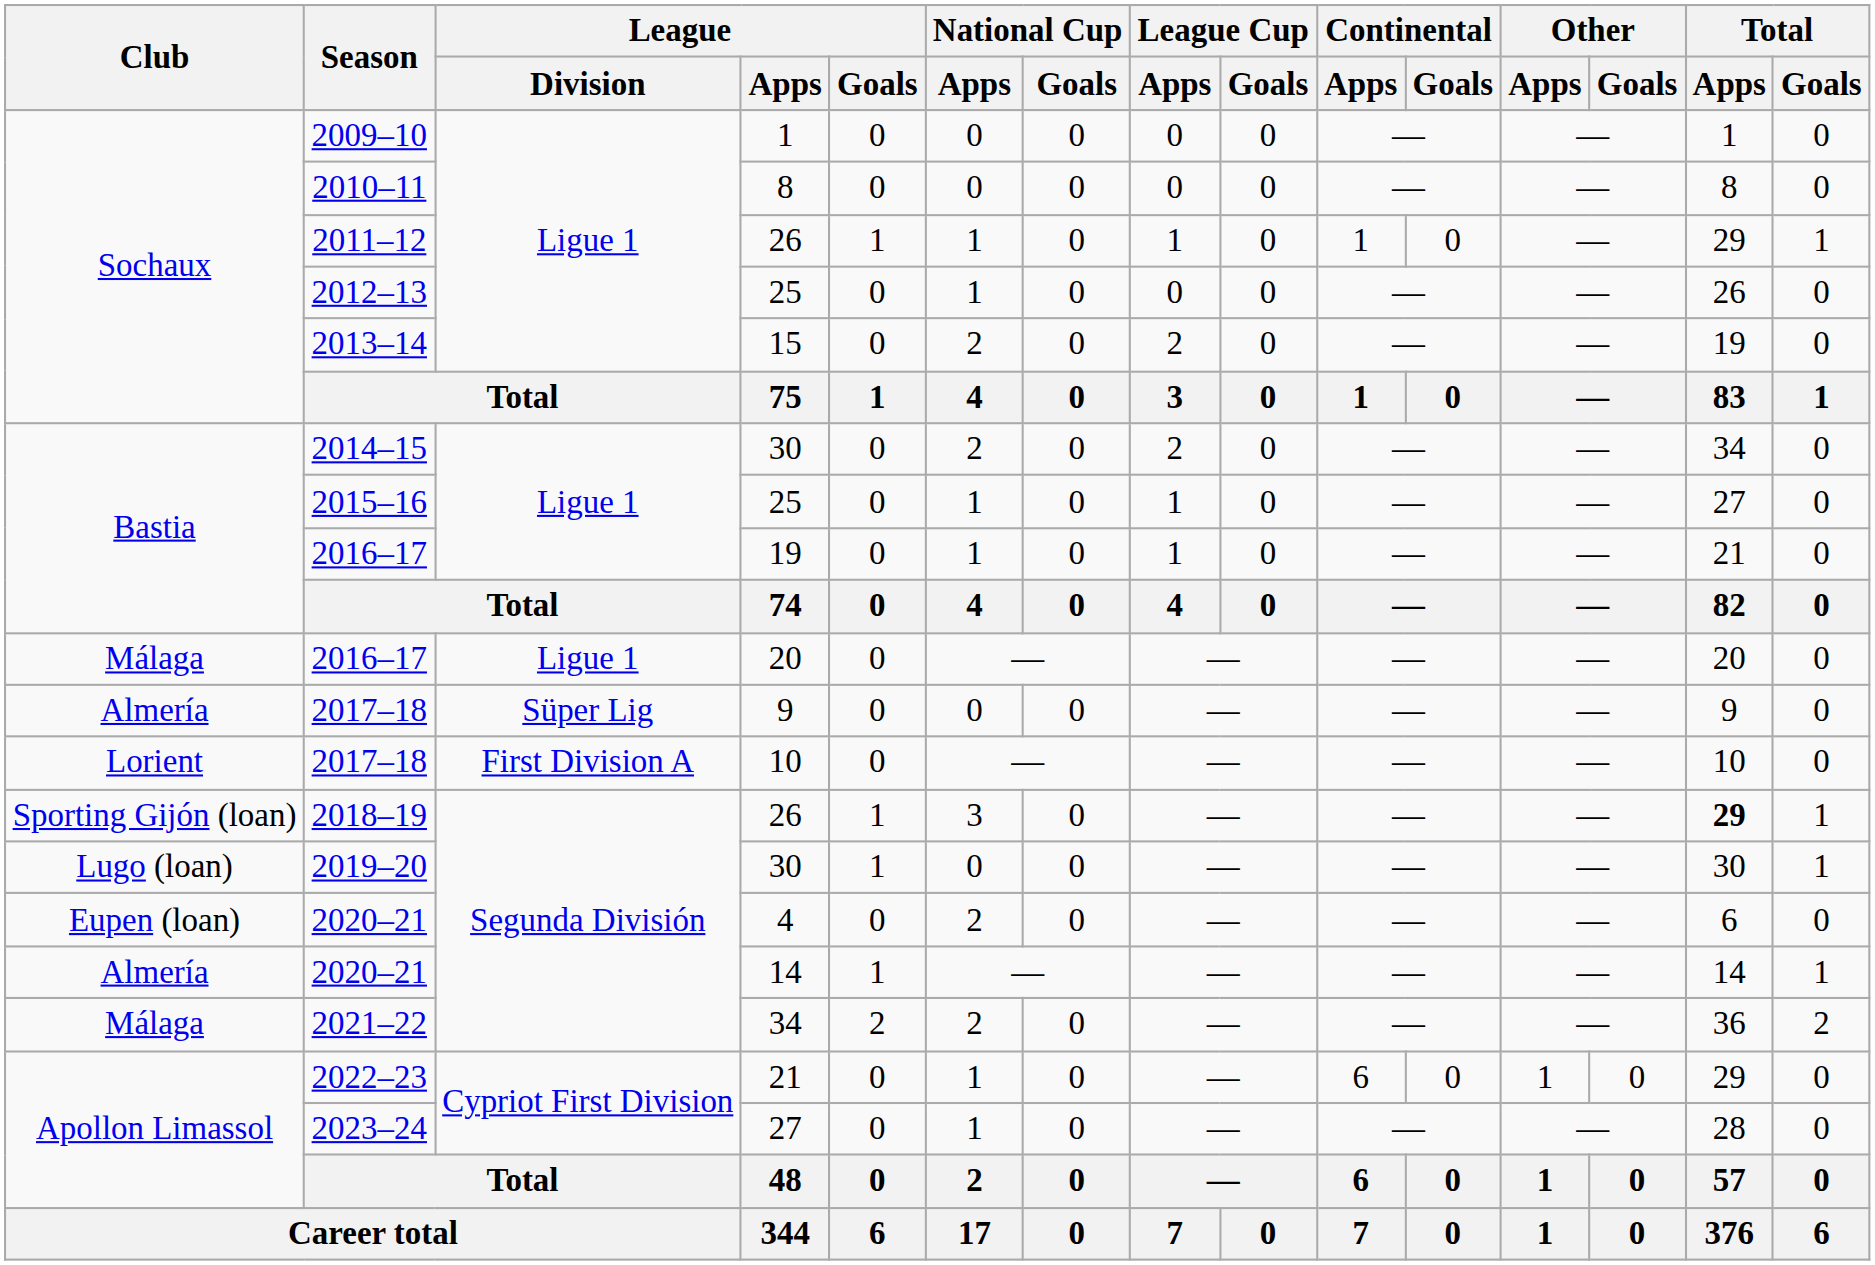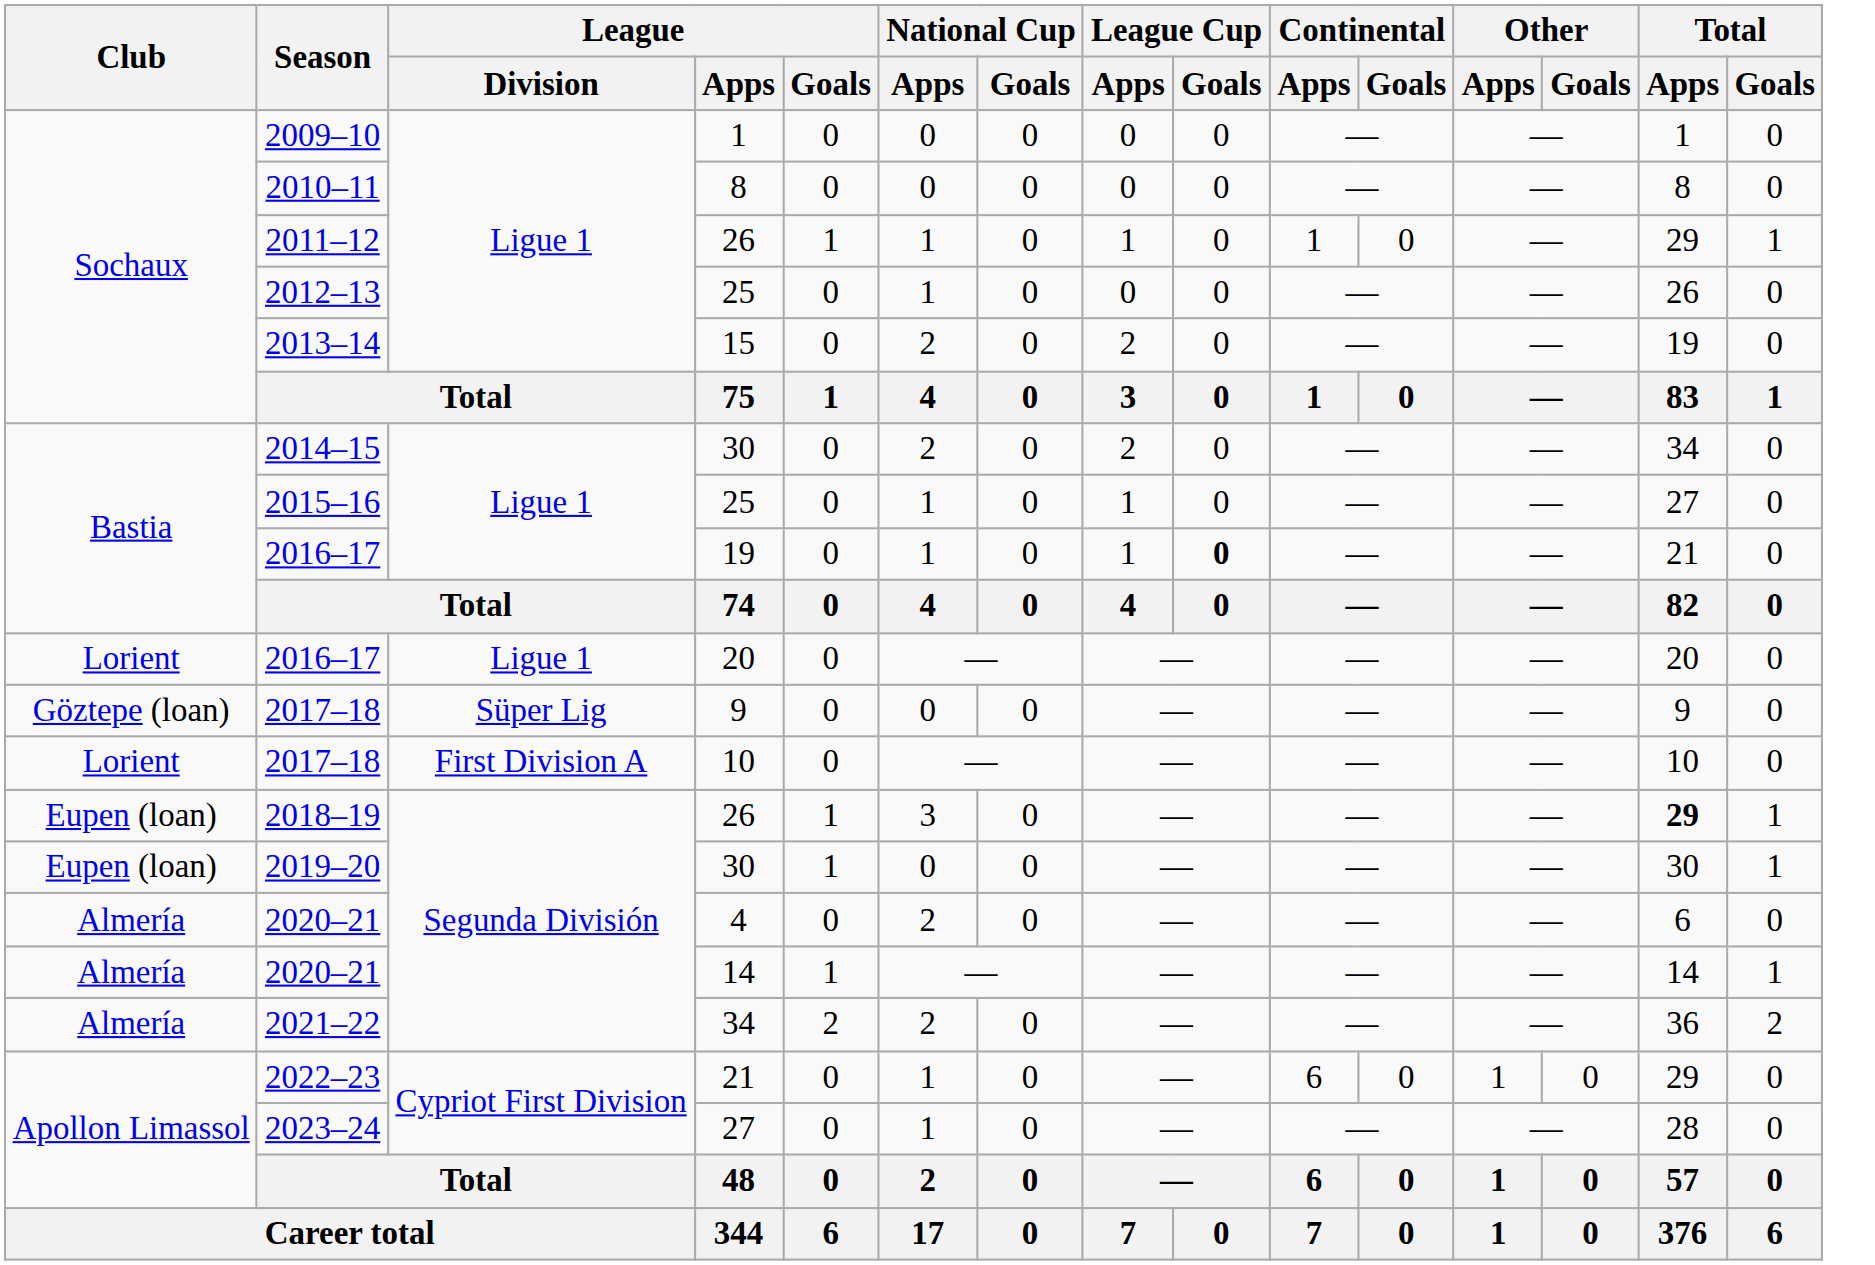(1268, 553) normal -> (1221, 553) bold
(155, 657) Málaga -> (131, 657) Lorient
(155, 710) Almería -> (131, 710) Göztepe (loan)
(155, 814) Sporting Gijón (loan) -> (131, 814) Eupen (loan)
(155, 866) Lugo (loan) -> (131, 866) Eupen (loan)
(155, 919) Eupen (loan) -> (131, 919) Almería
(155, 1023) Málaga -> (131, 1023) Almería
